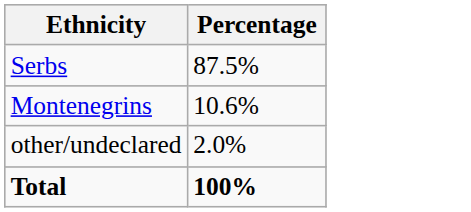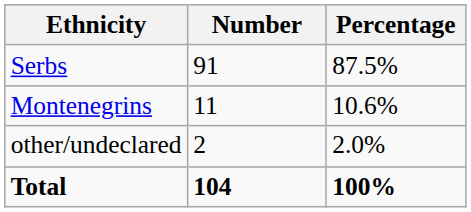+ column: (257, 24)
